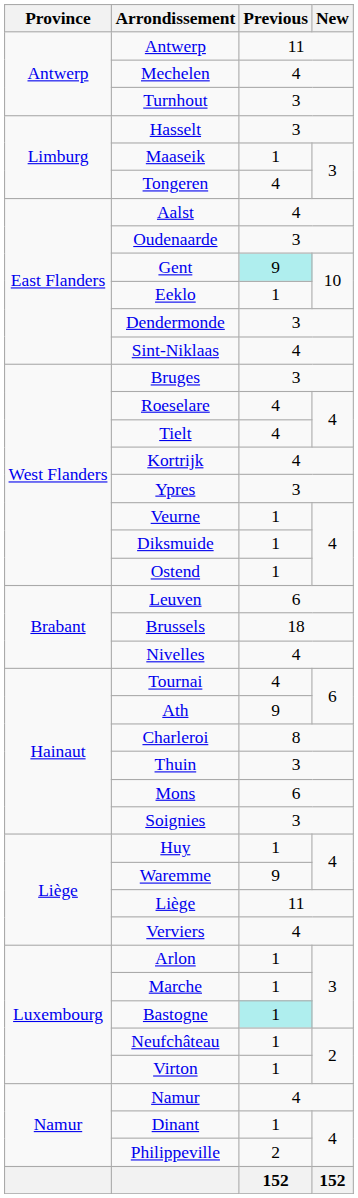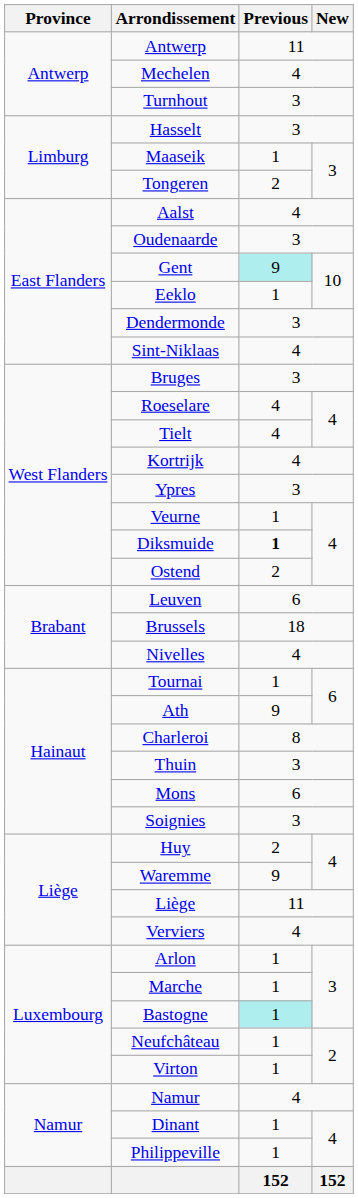(276, 184) 4 -> (276, 184) 2
(276, 543) normal -> (276, 543) bold
(276, 571) 1 -> (276, 571) 2
(276, 682) 4 -> (276, 682) 1
(276, 848) 1 -> (276, 848) 2
(276, 1152) 2 -> (276, 1152) 1
